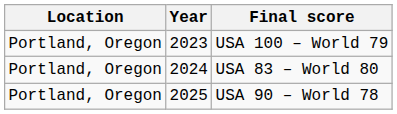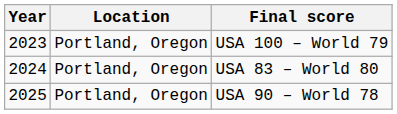columns swapped: (189, 18) <-> (85, 18)
